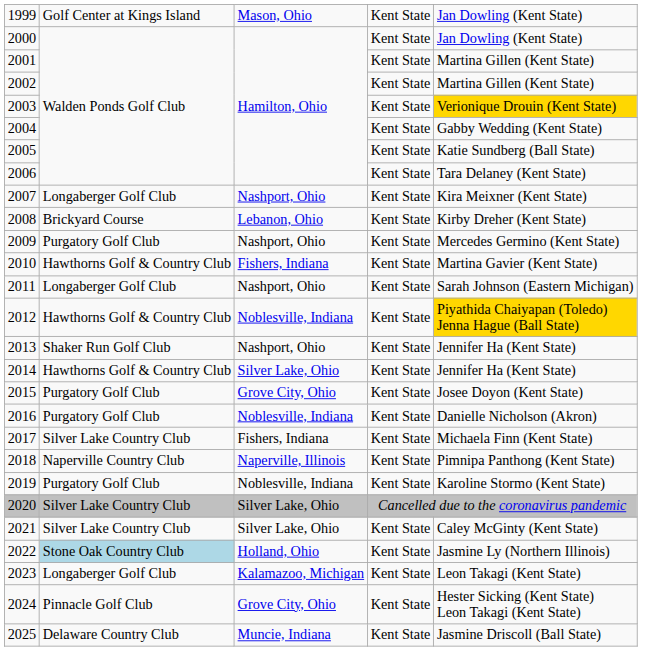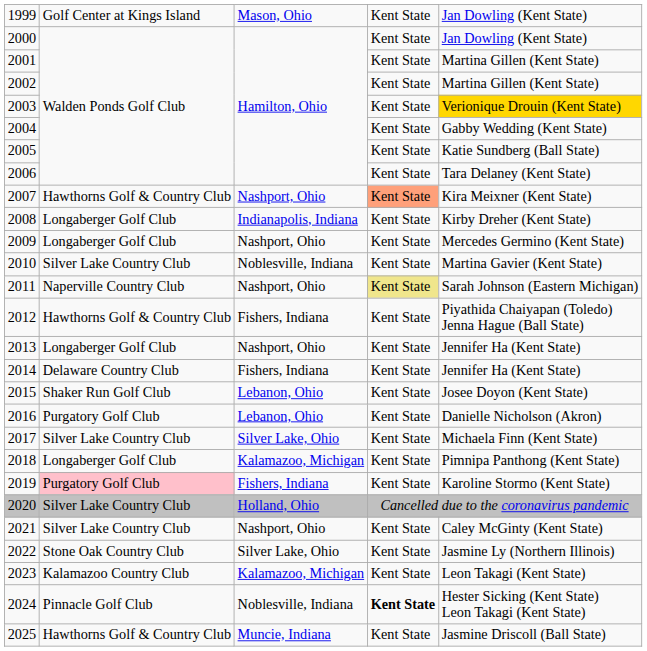(109, 196) Longaberger Golf Club -> (137, 196) Hawthorns Golf & Country Club
(401, 196) no background -> (401, 196) lightsalmon background
(93, 219) Brickyard Course -> (109, 219) Longaberger Golf Club
(280, 219) Lebanon, Ohio -> (298, 219) Indianapolis, Indiana
(101, 241) Purgatory Golf Club -> (109, 241) Longaberger Golf Club
(137, 264) Hawthorns Golf & Country Club -> (117, 264) Silver Lake Country Club
(283, 264) Fishers, Indiana -> (295, 264) Noblesville, Indiana
(109, 286) Longaberger Golf Club -> (114, 286) Naperville Country Club
(401, 286) no background -> (401, 286) khaki background
(295, 317) Noblesville, Indiana -> (283, 317) Fishers, Indiana
(522, 317) gold background -> (527, 317) no background
(107, 347) Shaker Run Golf Club -> (109, 347) Longaberger Golf Club
(137, 370) Hawthorns Golf & Country Club -> (111, 370) Delaware Country Club
(288, 370) Silver Lake, Ohio -> (283, 370) Fishers, Indiana
(101, 393) Purgatory Golf Club -> (107, 393) Shaker Run Golf Club
(287, 393) Grove City, Ohio -> (280, 393) Lebanon, Ohio
(295, 415) Noblesville, Indiana -> (280, 415) Lebanon, Ohio
(283, 438) Fishers, Indiana -> (288, 438) Silver Lake, Ohio
(114, 460) Naperville Country Club -> (109, 460) Longaberger Golf Club
(291, 460) Naperville, Illinois -> (301, 460) Kalamazoo, Michigan
(101, 483) no background -> (101, 483) pink background
(295, 483) Noblesville, Indiana -> (283, 483) Fishers, Indiana
(288, 506) Silver Lake, Ohio -> (278, 506) Holland, Ohio
(288, 528) Silver Lake, Ohio -> (282, 528) Nashport, Ohio
(113, 551) lightblue background -> (113, 551) no background
(278, 551) Holland, Ohio -> (288, 551) Silver Lake, Ohio
(109, 573) Longaberger Golf Club -> (116, 573) Kalamazoo Country Club
(287, 604) Grove City, Ohio -> (295, 604) Noblesville, Indiana
(401, 604) normal -> (403, 604) bold
(111, 635) Delaware Country Club -> (137, 635) Hawthorns Golf & Country Club
